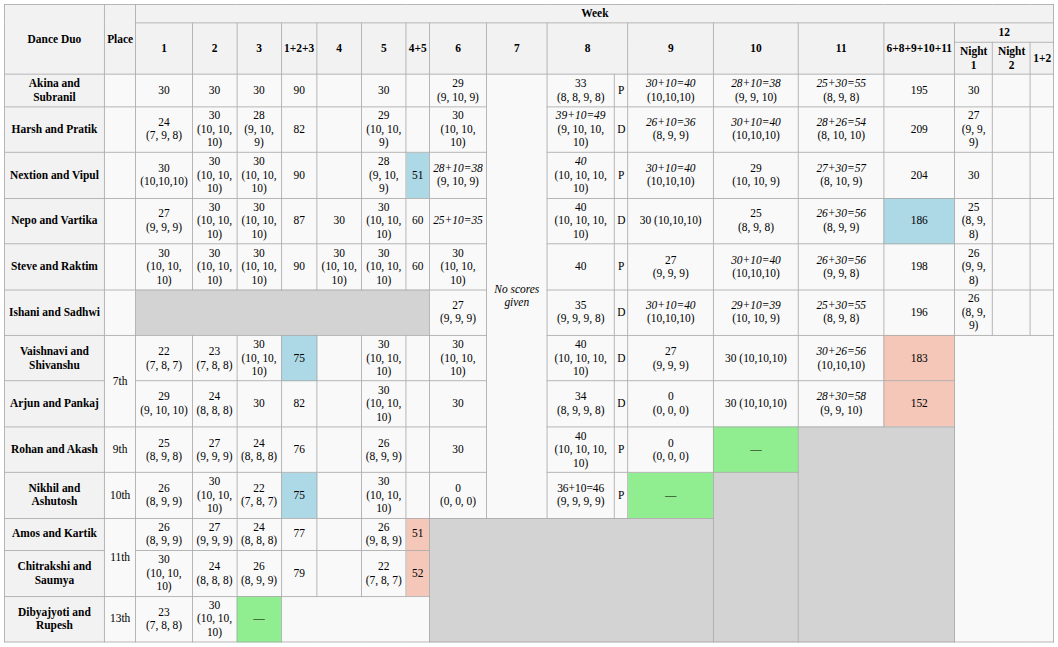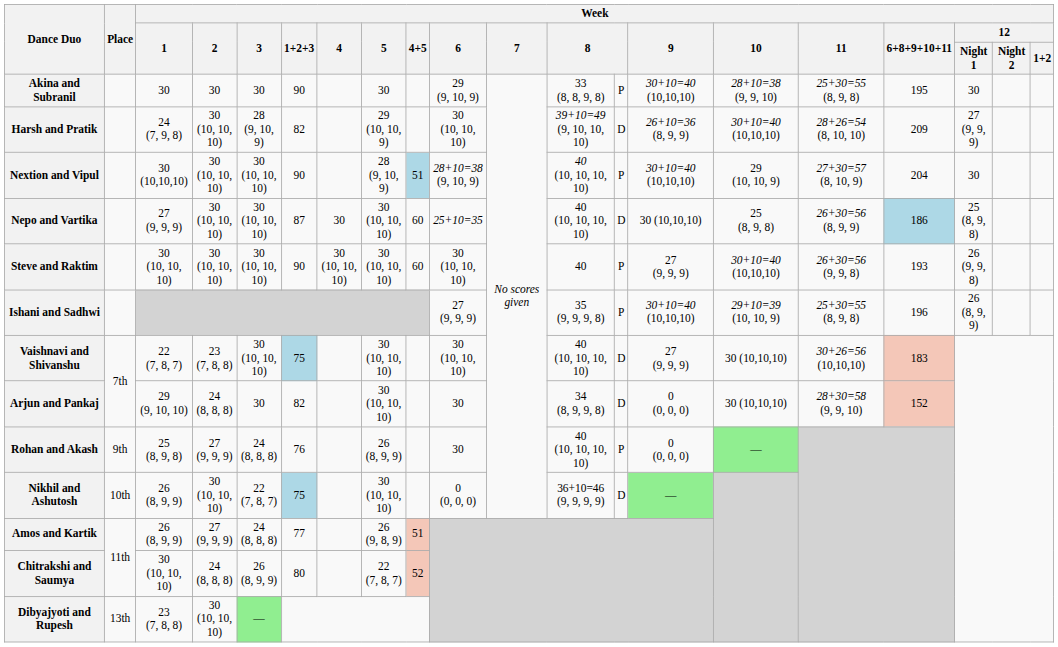(919, 266) 198 -> (919, 266) 193
(621, 312) D -> (621, 312) P
(621, 495) P -> (621, 495) D
(299, 573) 79 -> (299, 573) 80
